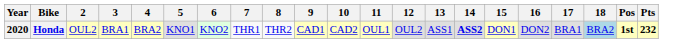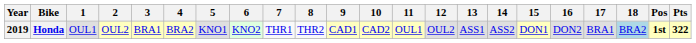+ column: (83, 13)
(18, 30) 2020 -> (18, 30) 2019
(470, 30) bold -> (502, 30) normal
(648, 30) 232 -> (680, 30) 322
